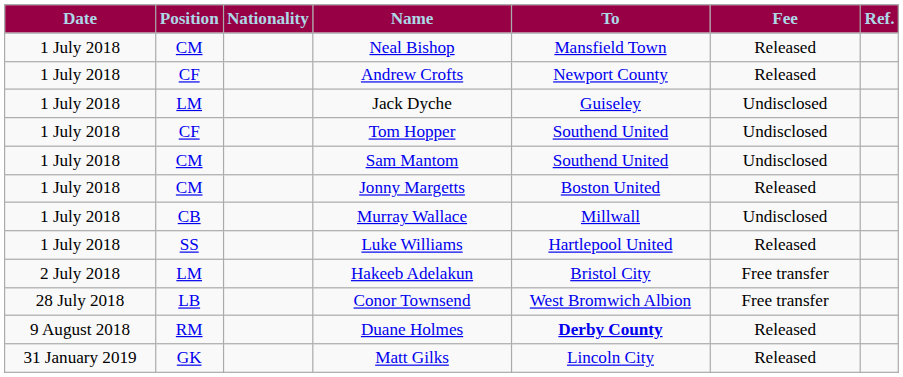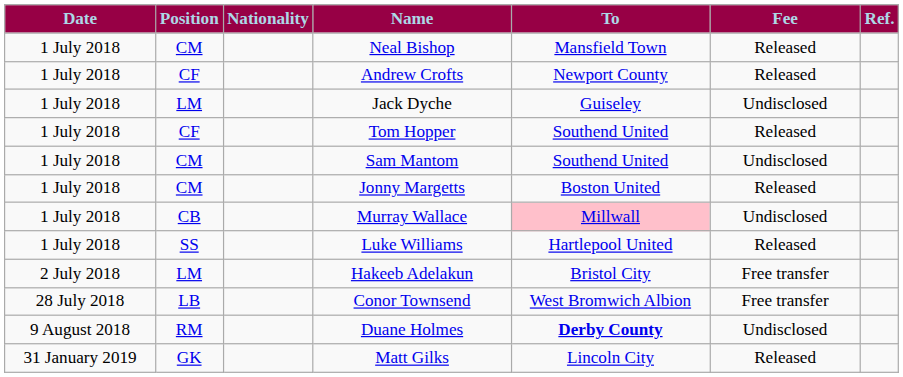(785, 132) Undisclosed -> (785, 132) Released
(610, 216) no background -> (610, 216) pink background
(785, 329) Released -> (785, 329) Undisclosed
